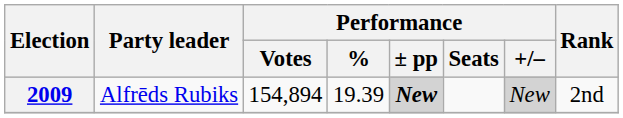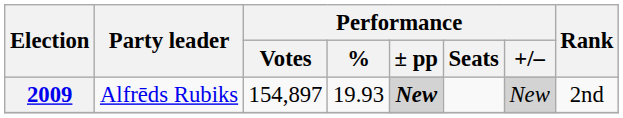(286, 94) 154,894 -> (286, 94) 154,897
(358, 94) 19.39 -> (358, 94) 19.93
